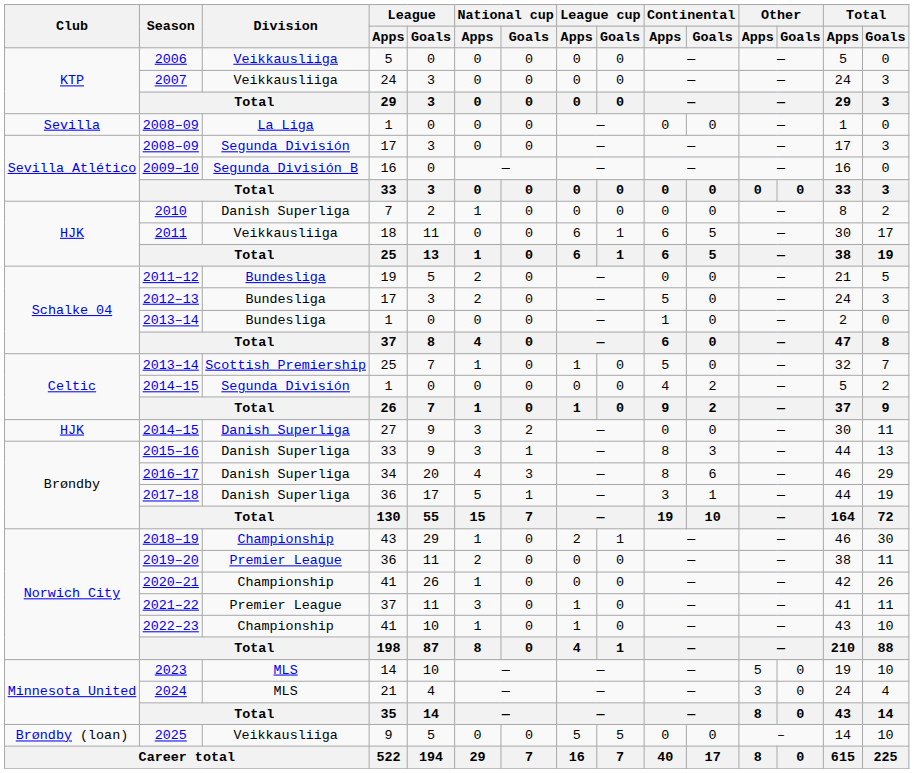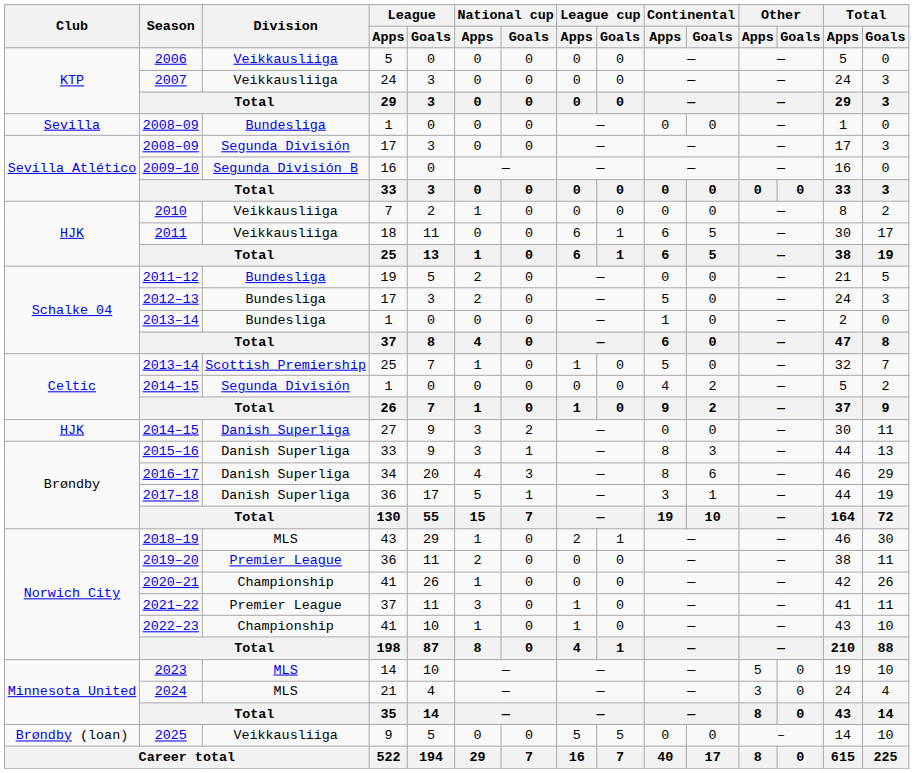(286, 125) La Liga -> (286, 125) Bundesliga
(286, 212) Danish Superliga -> (286, 212) Veikkausliiga
(286, 539) Championship -> (286, 539) MLS
